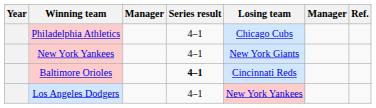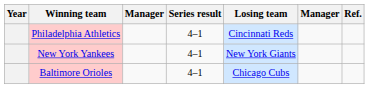(264, 34) Chicago Cubs -> (261, 34) Cincinnati Reds
(195, 73) bold -> (195, 73) normal
(264, 73) Cincinnati Reds -> (261, 73) Chicago Cubs
- row: (76, 93)
